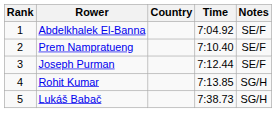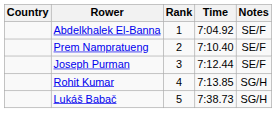columns swapped: (20, 13) <-> (171, 13)
